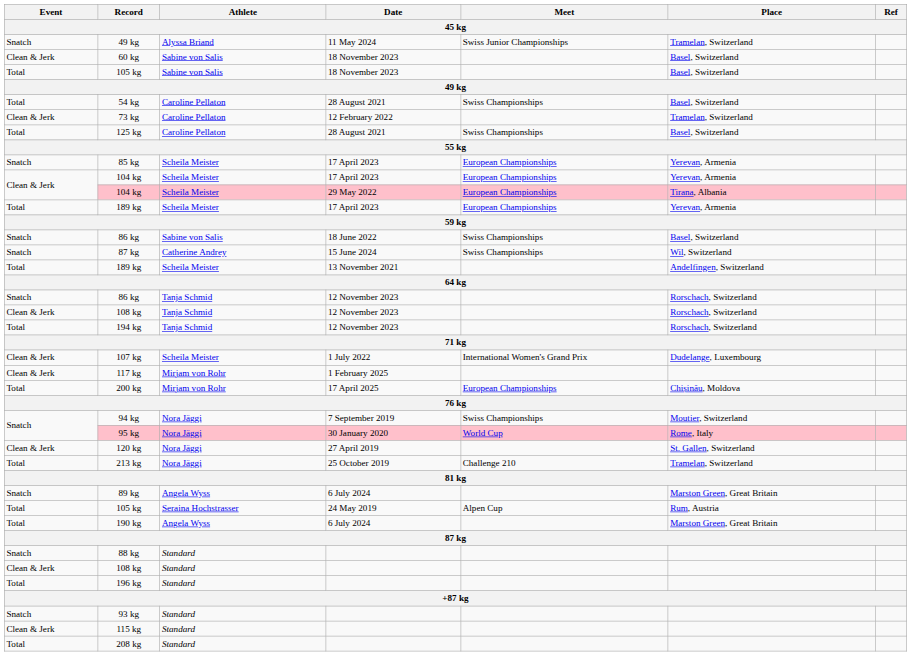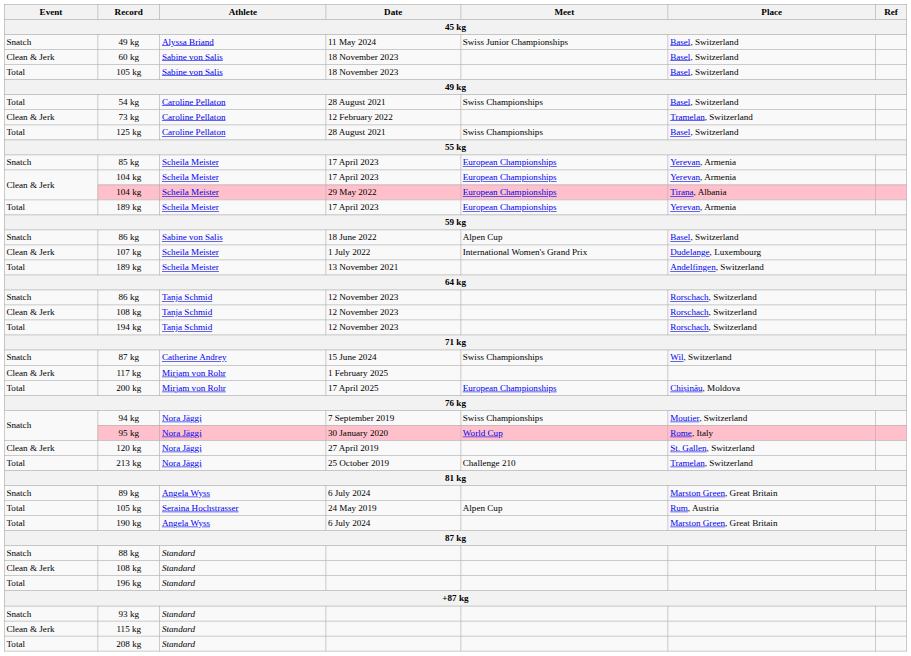(711, 42) Tramelan, Switzerland -> (704, 42) Basel, Switzerland
(503, 237) Swiss Championships -> (483, 237) Alpen Cup
rows swapped: (129, 358) <-> (129, 252)
